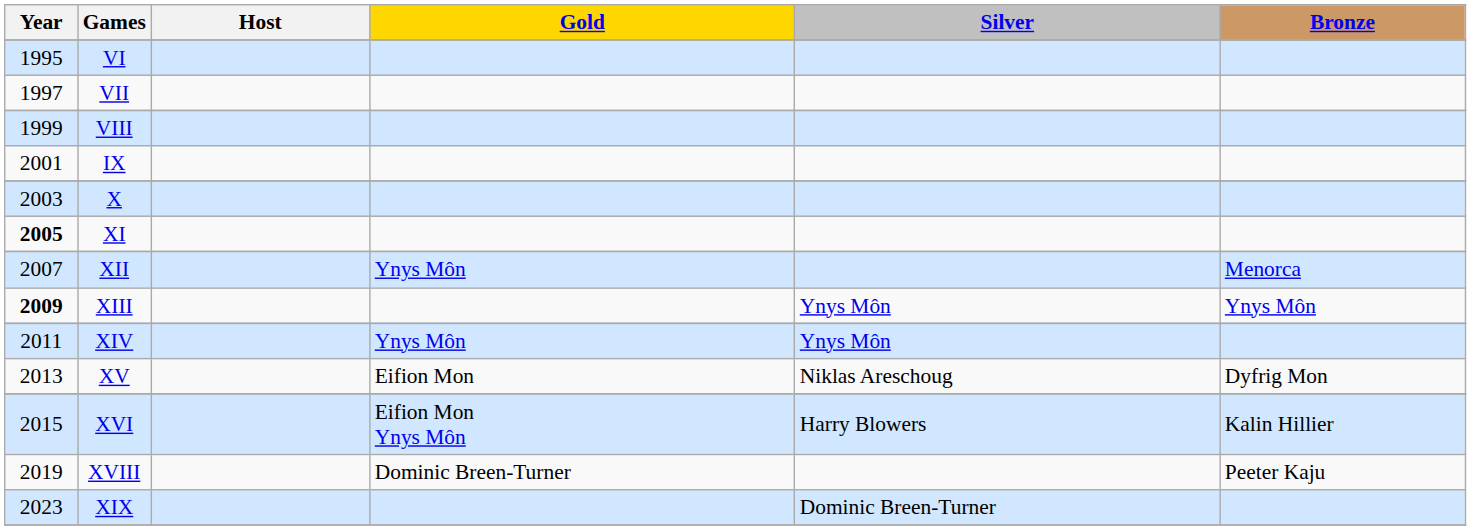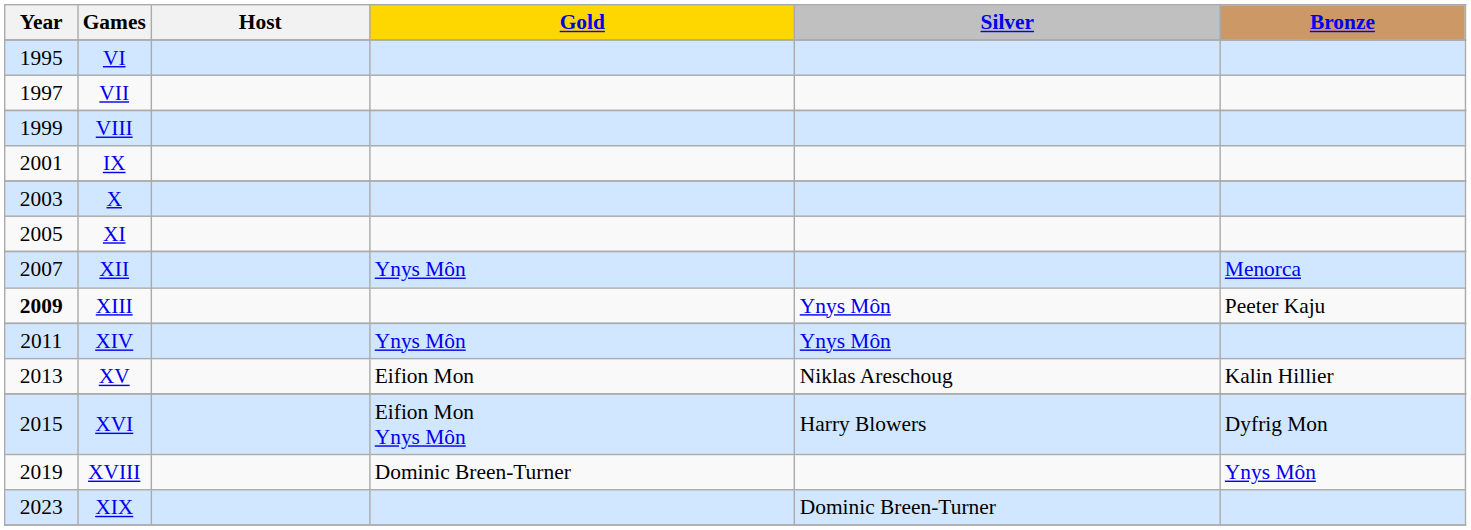(41, 234) bold -> (41, 234) normal
(1270, 305) Ynys Môn -> (1275, 305) Peeter Kaju
(1276, 375) Dyfrig Mon -> (1279, 375) Kalin Hillier
(1279, 423) Kalin Hillier -> (1276, 423) Dyfrig Mon
(1275, 471) Peeter Kaju -> (1270, 471) Ynys Môn
